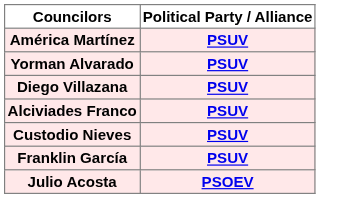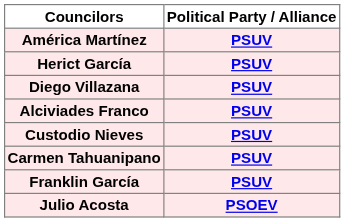+ row: (84, 64)
- row: (72, 64)
+ row: (84, 158)
